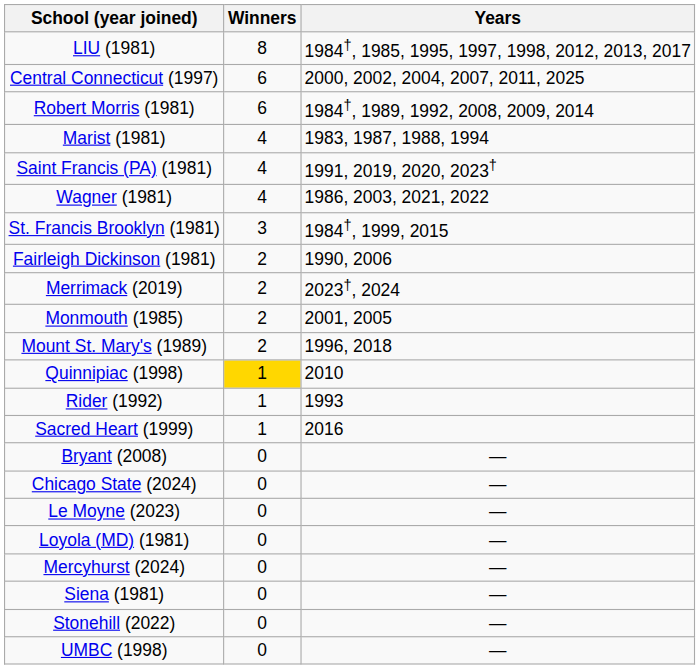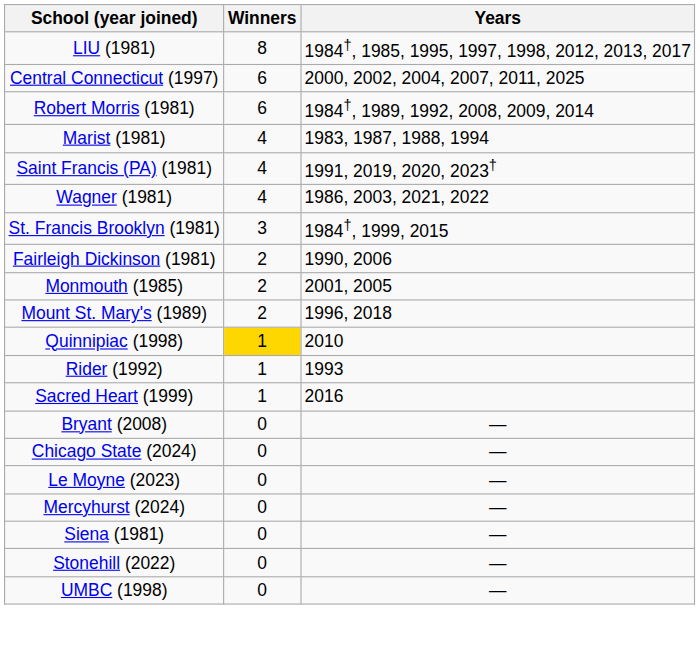- row: (114, 288)
- row: (114, 539)
